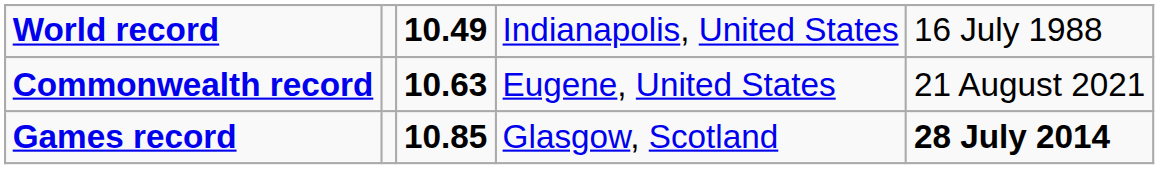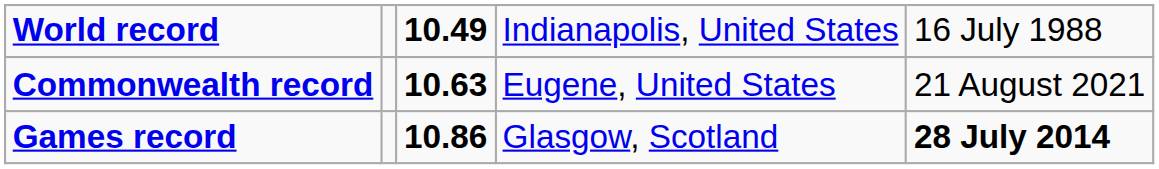(446, 136) 10.85 -> (446, 136) 10.86
